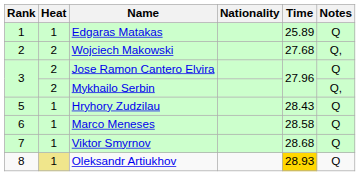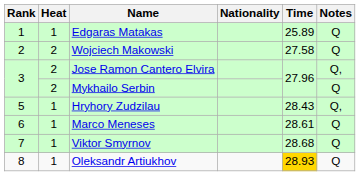(300, 50) 27.68 -> (300, 50) 27.58
(336, 50) Q, -> (336, 50) Q
(336, 69) Q -> (336, 69) Q,
(336, 87) Q, -> (336, 87) Q
(336, 106) Q -> (336, 106) Q,
(300, 124) 28.58 -> (300, 124) 28.61
(54, 161) khaki background -> (54, 161) no background
